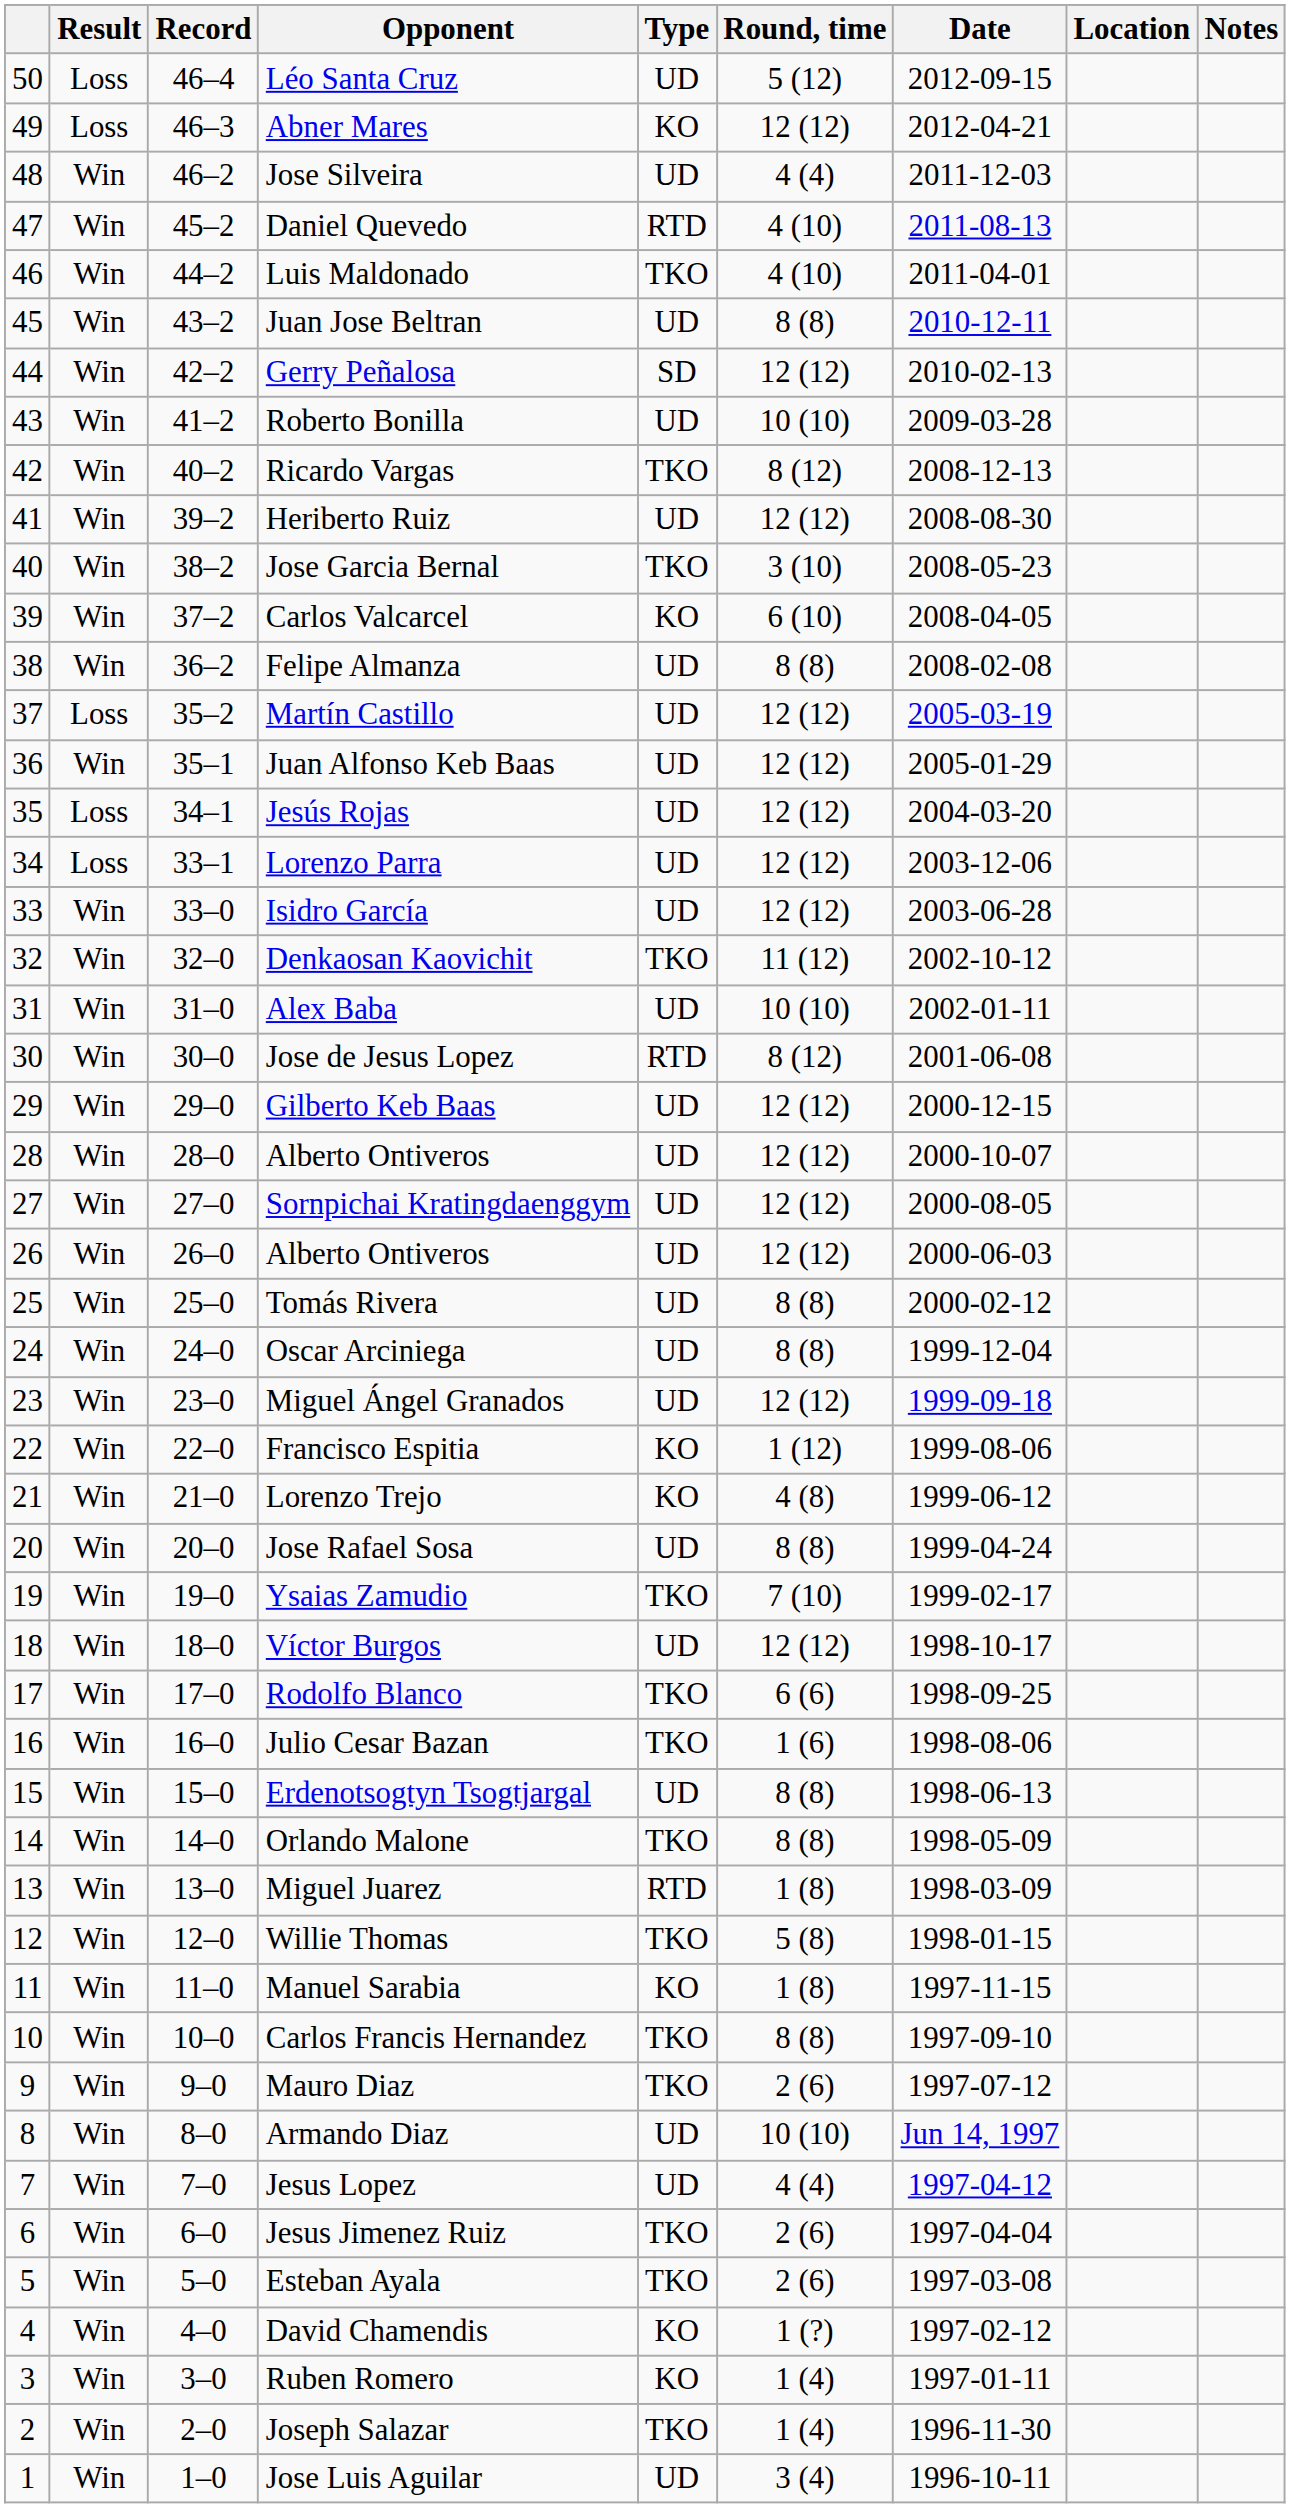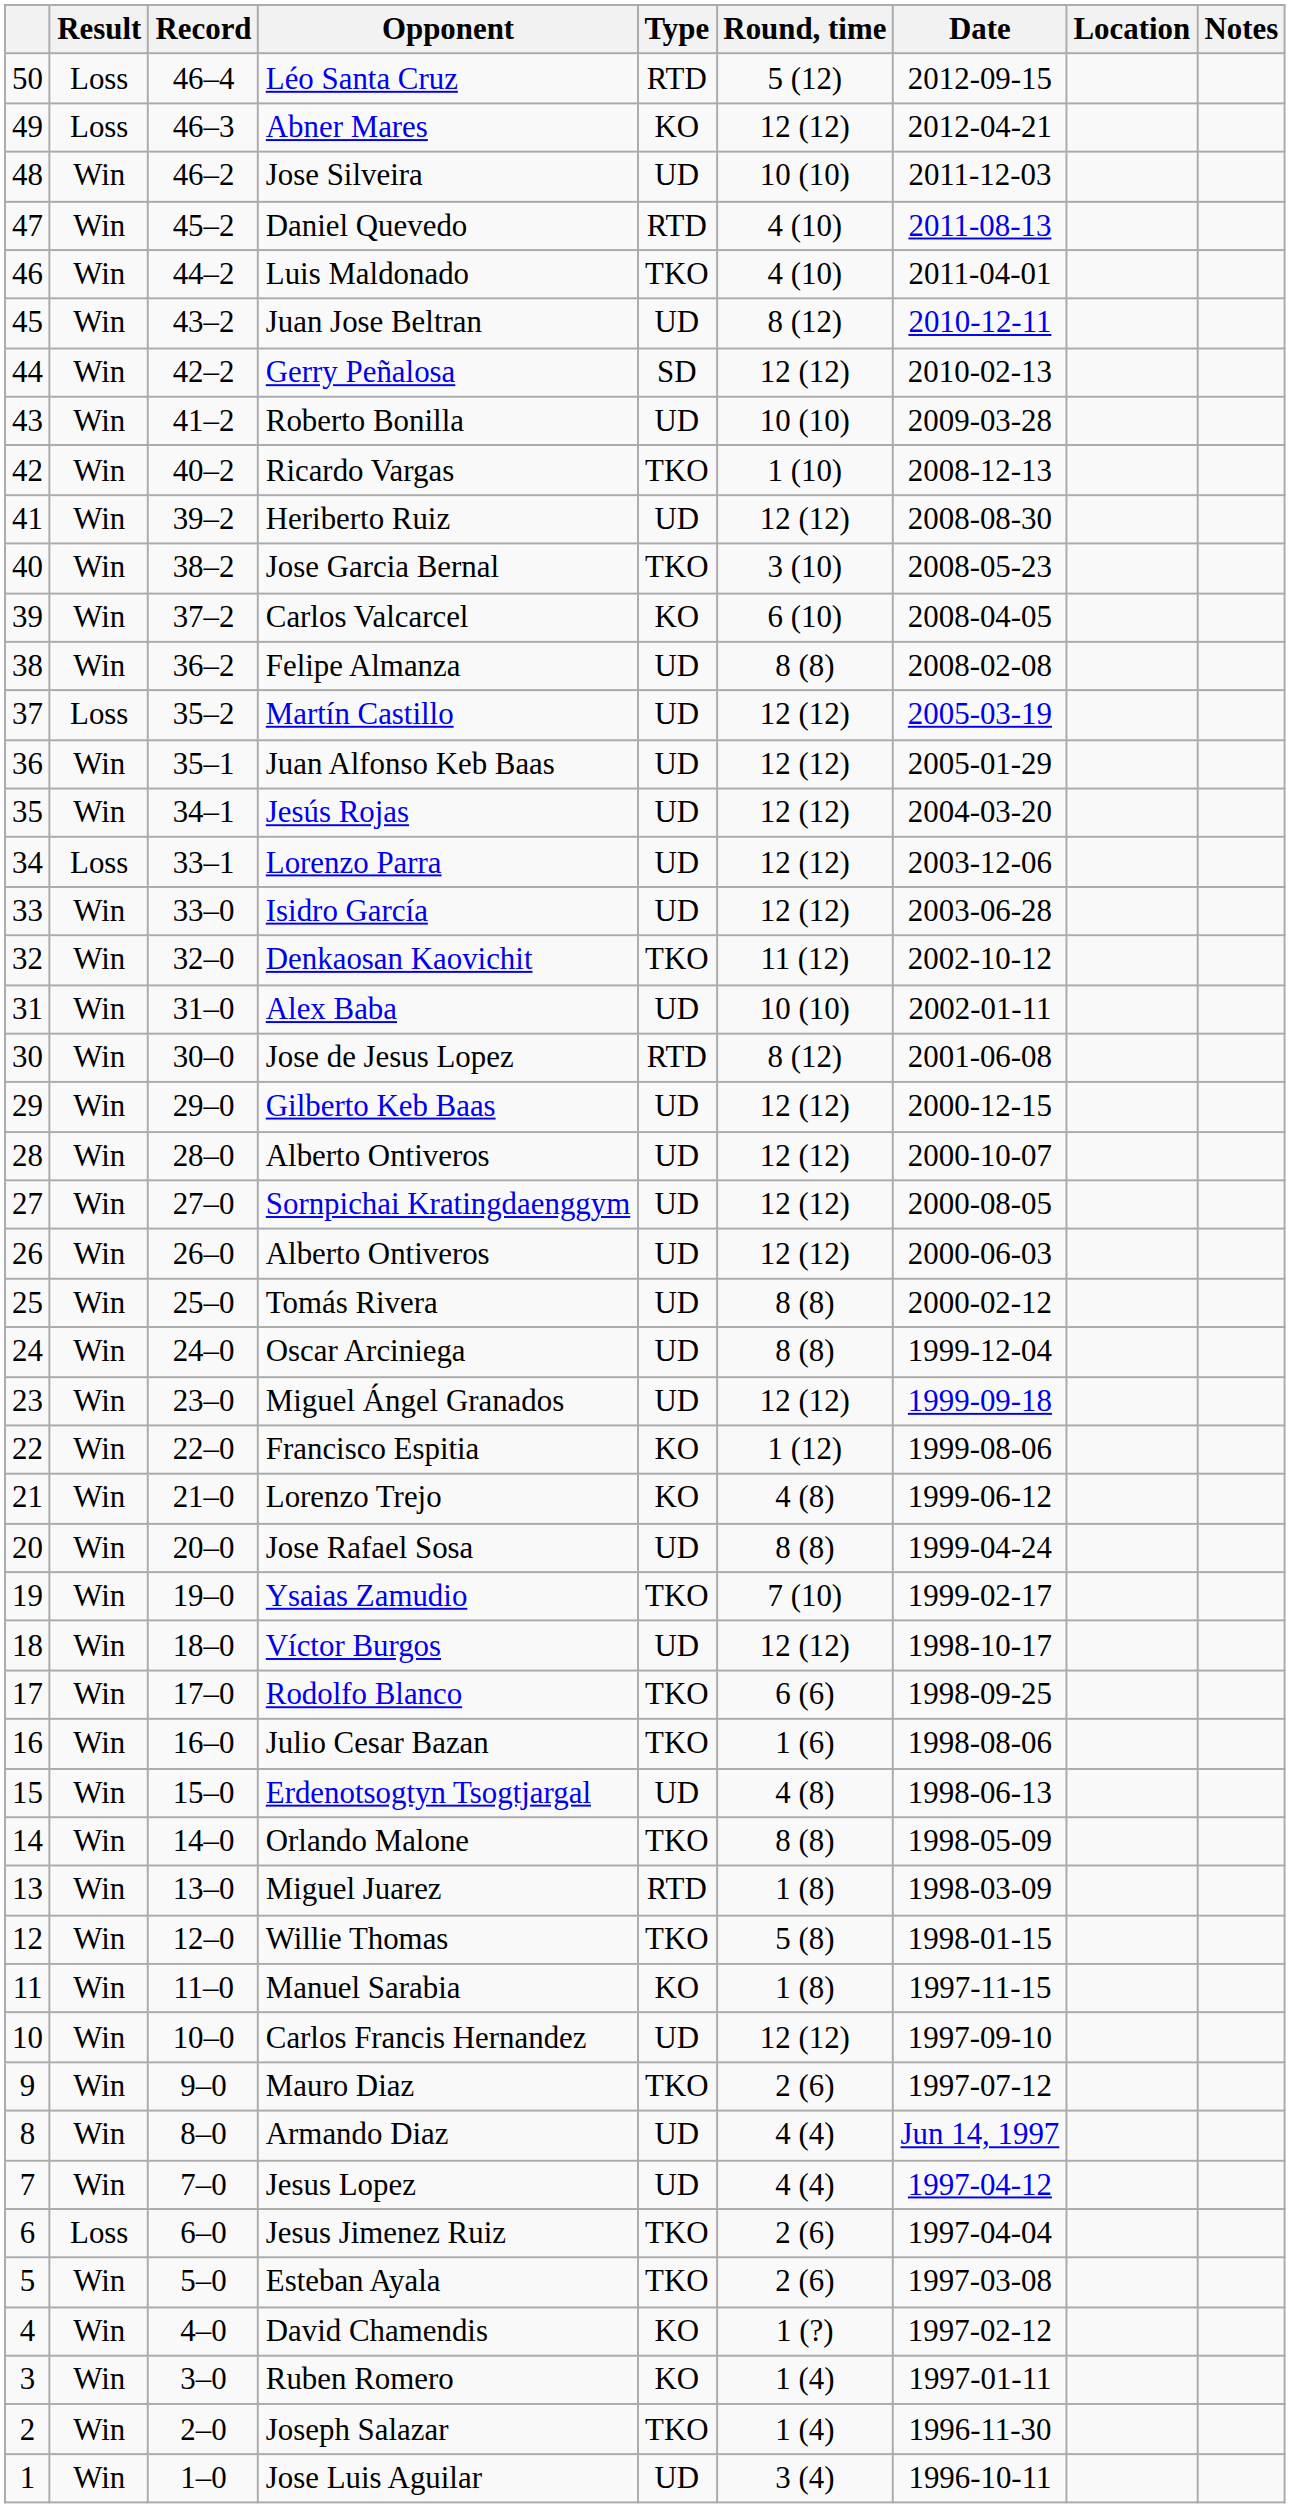(677, 77) UD -> (677, 77) RTD
(805, 175) 4 (4) -> (805, 175) 10 (10)
(805, 322) 8 (8) -> (805, 322) 8 (12)
(805, 469) 8 (12) -> (805, 469) 1 (10)
(99, 812) Loss -> (99, 812) Win
(805, 1792) 8 (8) -> (805, 1792) 4 (8)
(677, 2036) TKO -> (677, 2036) UD
(805, 2036) 8 (8) -> (805, 2036) 12 (12)
(805, 2134) 10 (10) -> (805, 2134) 4 (4)
(99, 2232) Win -> (99, 2232) Loss
